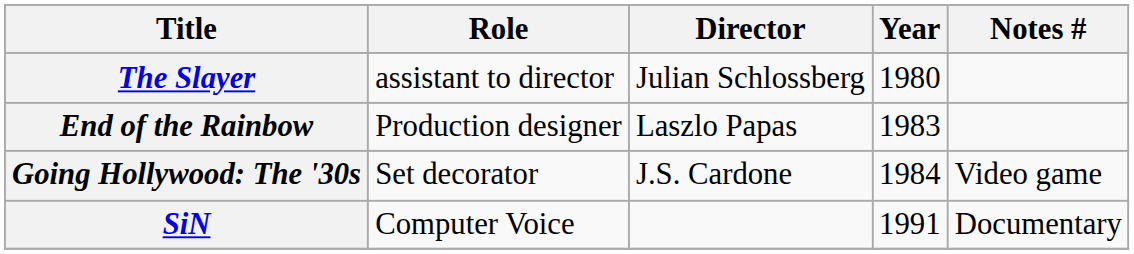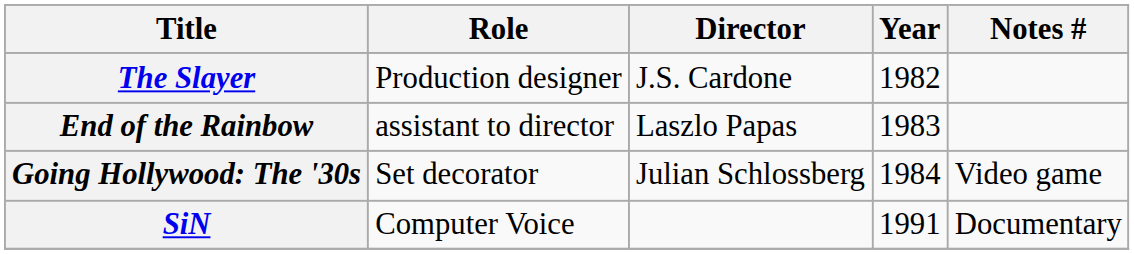(495, 77) assistant to director -> (499, 77) Production designer
(750, 77) Julian Schlossberg -> (714, 77) J.S. Cardone
(910, 77) 1980 -> (910, 77) 1982
(499, 126) Production designer -> (495, 126) assistant to director
(714, 175) J.S. Cardone -> (750, 175) Julian Schlossberg
